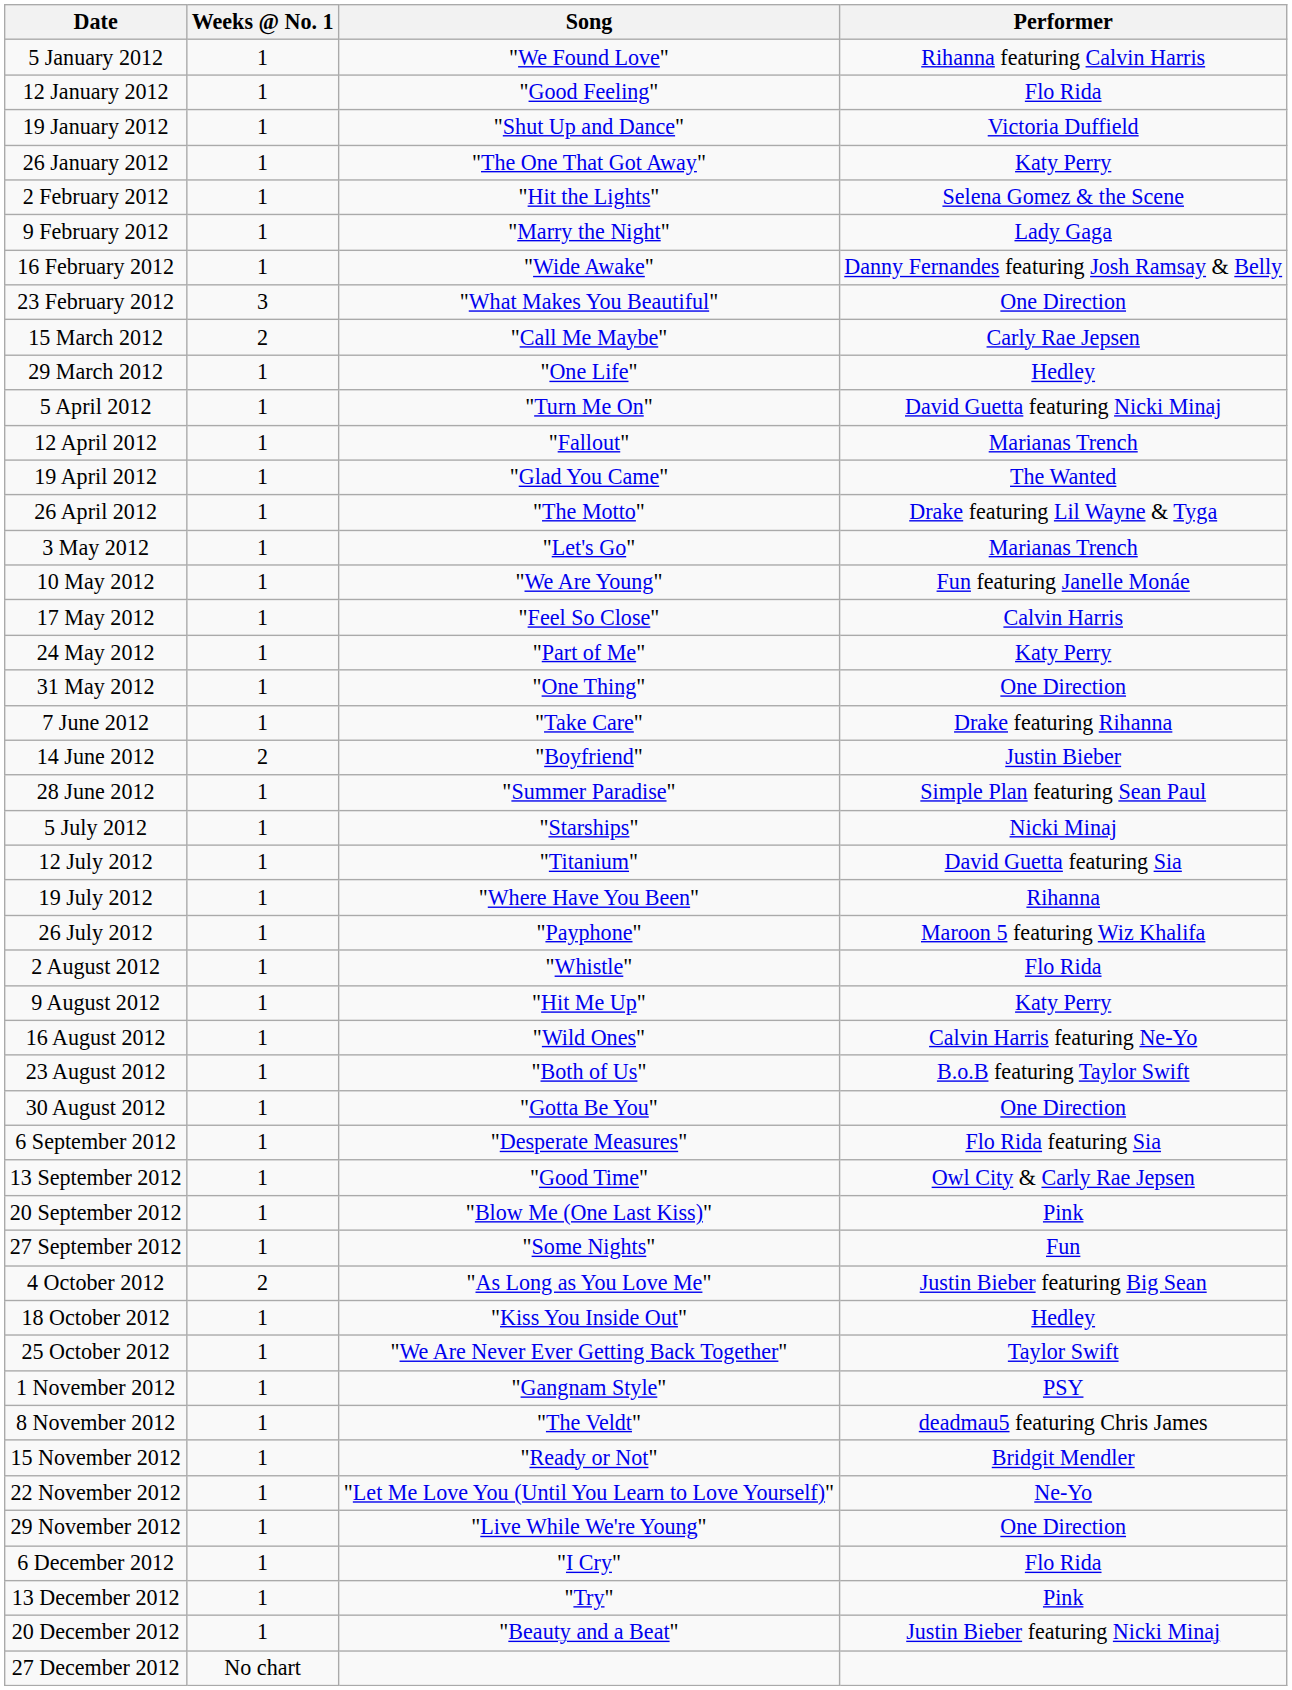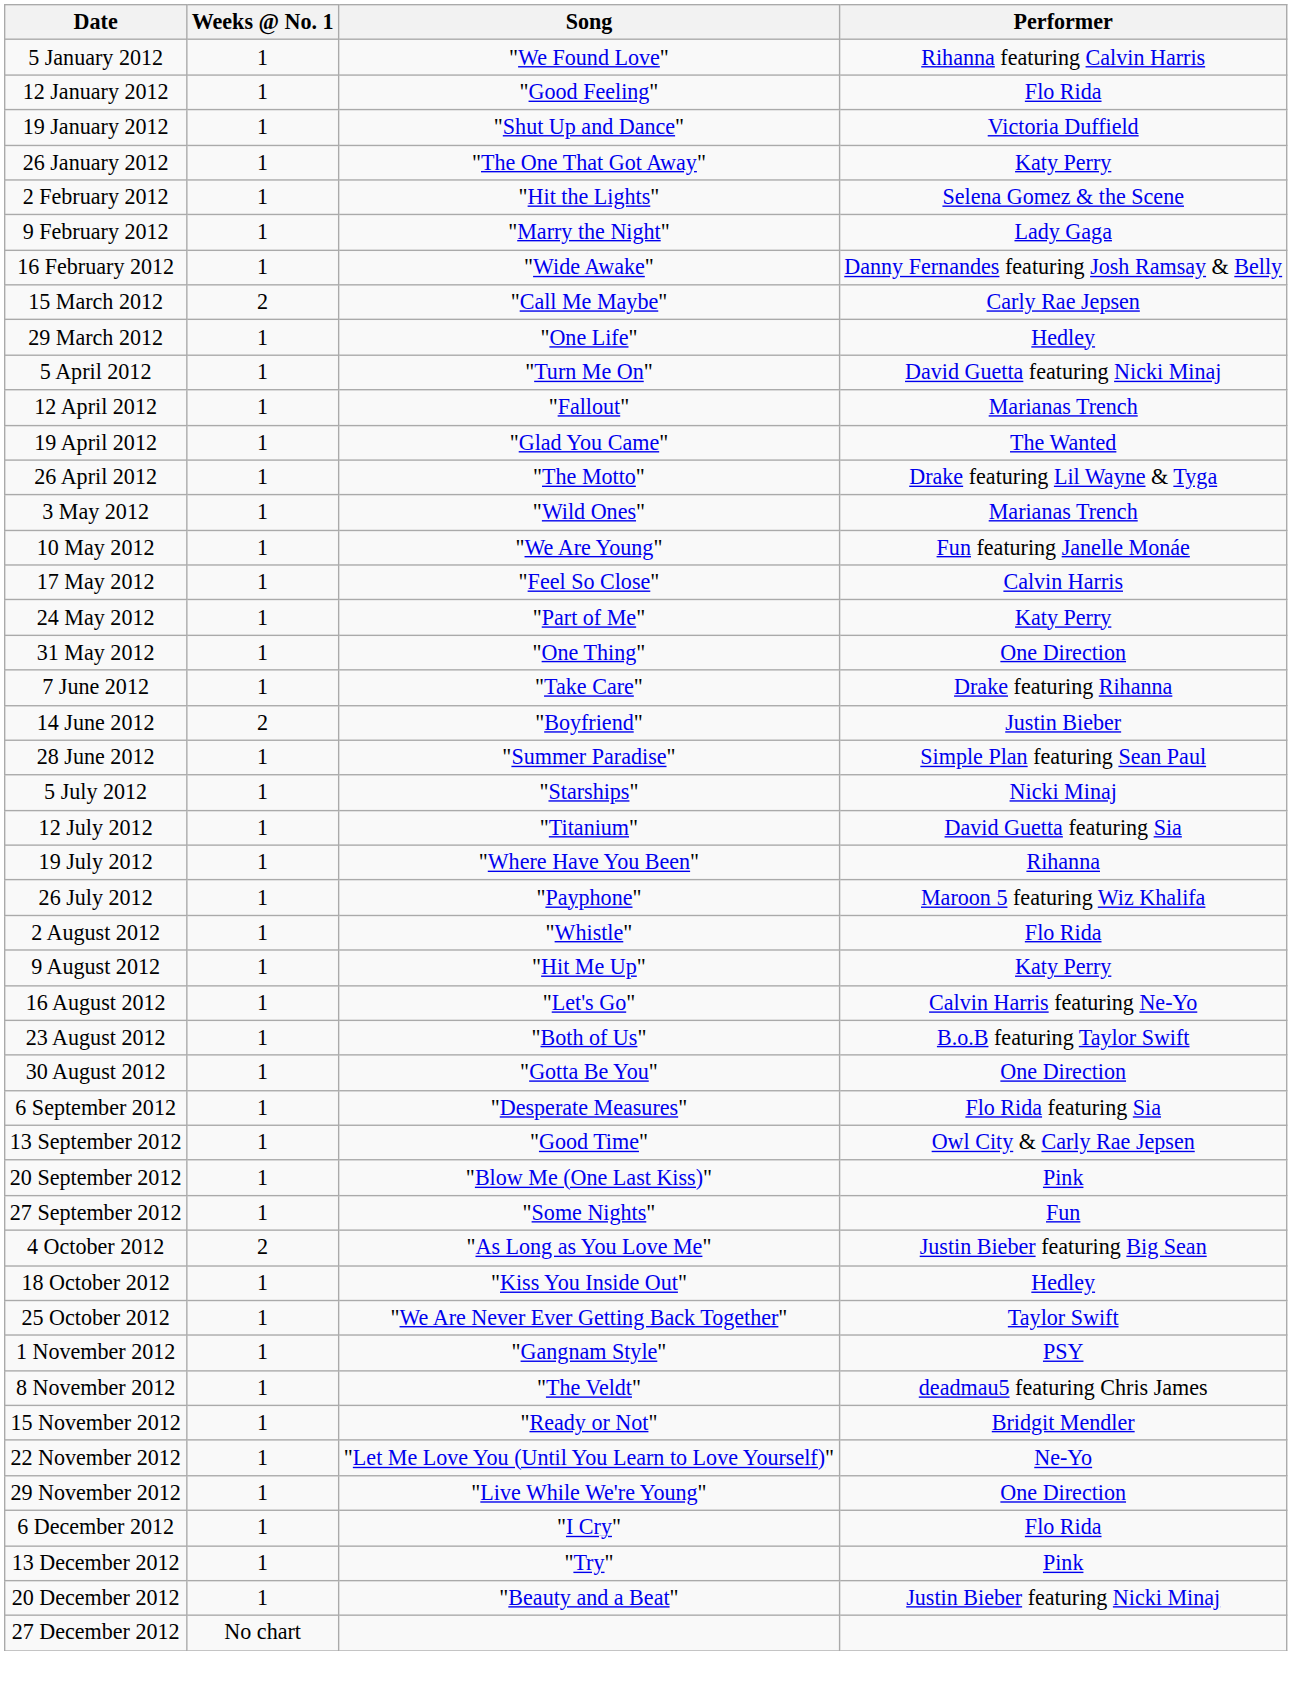- row: (96, 302)
(589, 547) "Let's Go" -> (589, 512) "Wild Ones"
(589, 1037) "Wild Ones" -> (589, 1002) "Let's Go"
